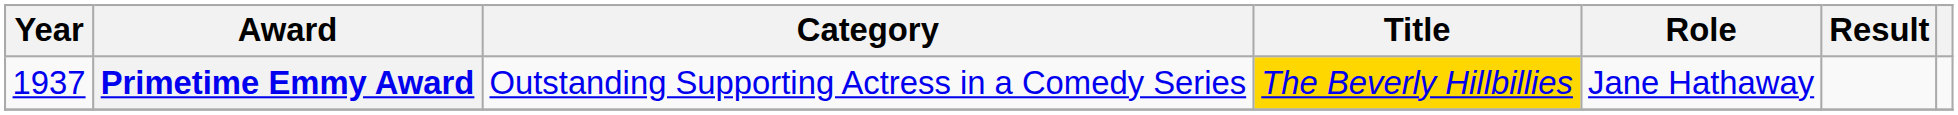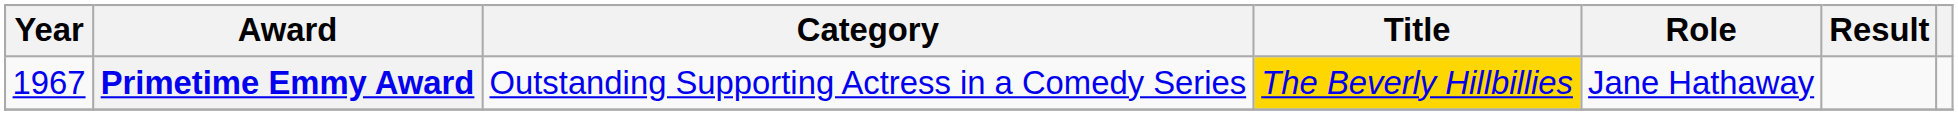(49, 82) 1937 -> (49, 82) 1967
